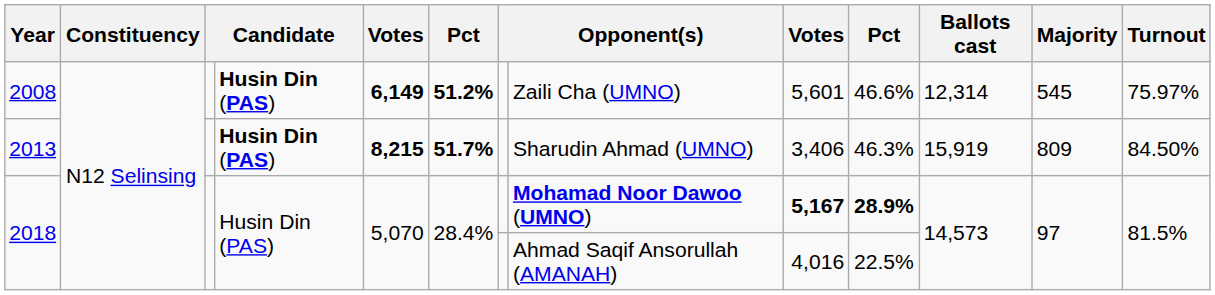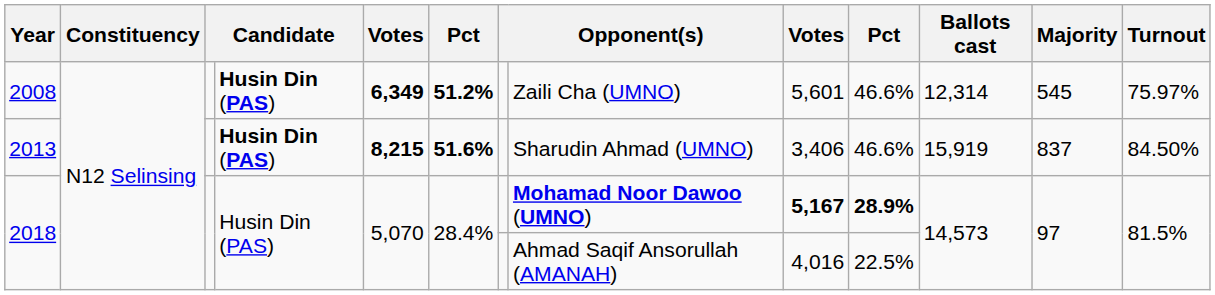(397, 90) 6,149 -> (397, 90) 6,349
(463, 147) 51.7% -> (463, 147) 51.6%
(884, 147) 46.3% -> (884, 147) 46.6%
(1054, 147) 809 -> (1054, 147) 837
